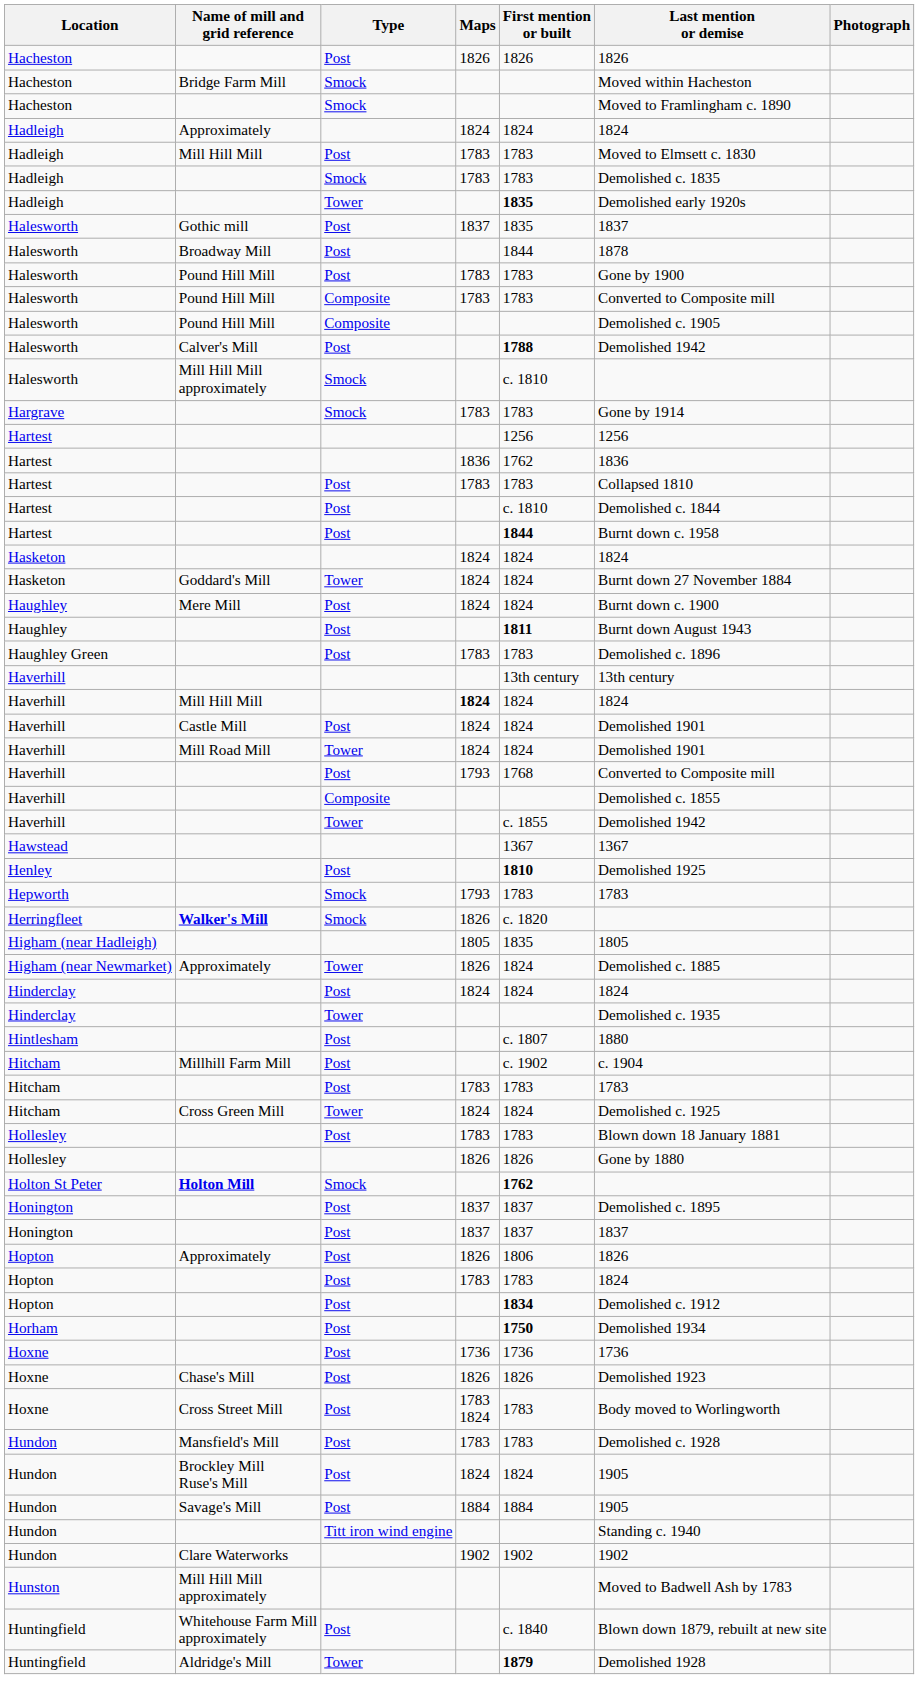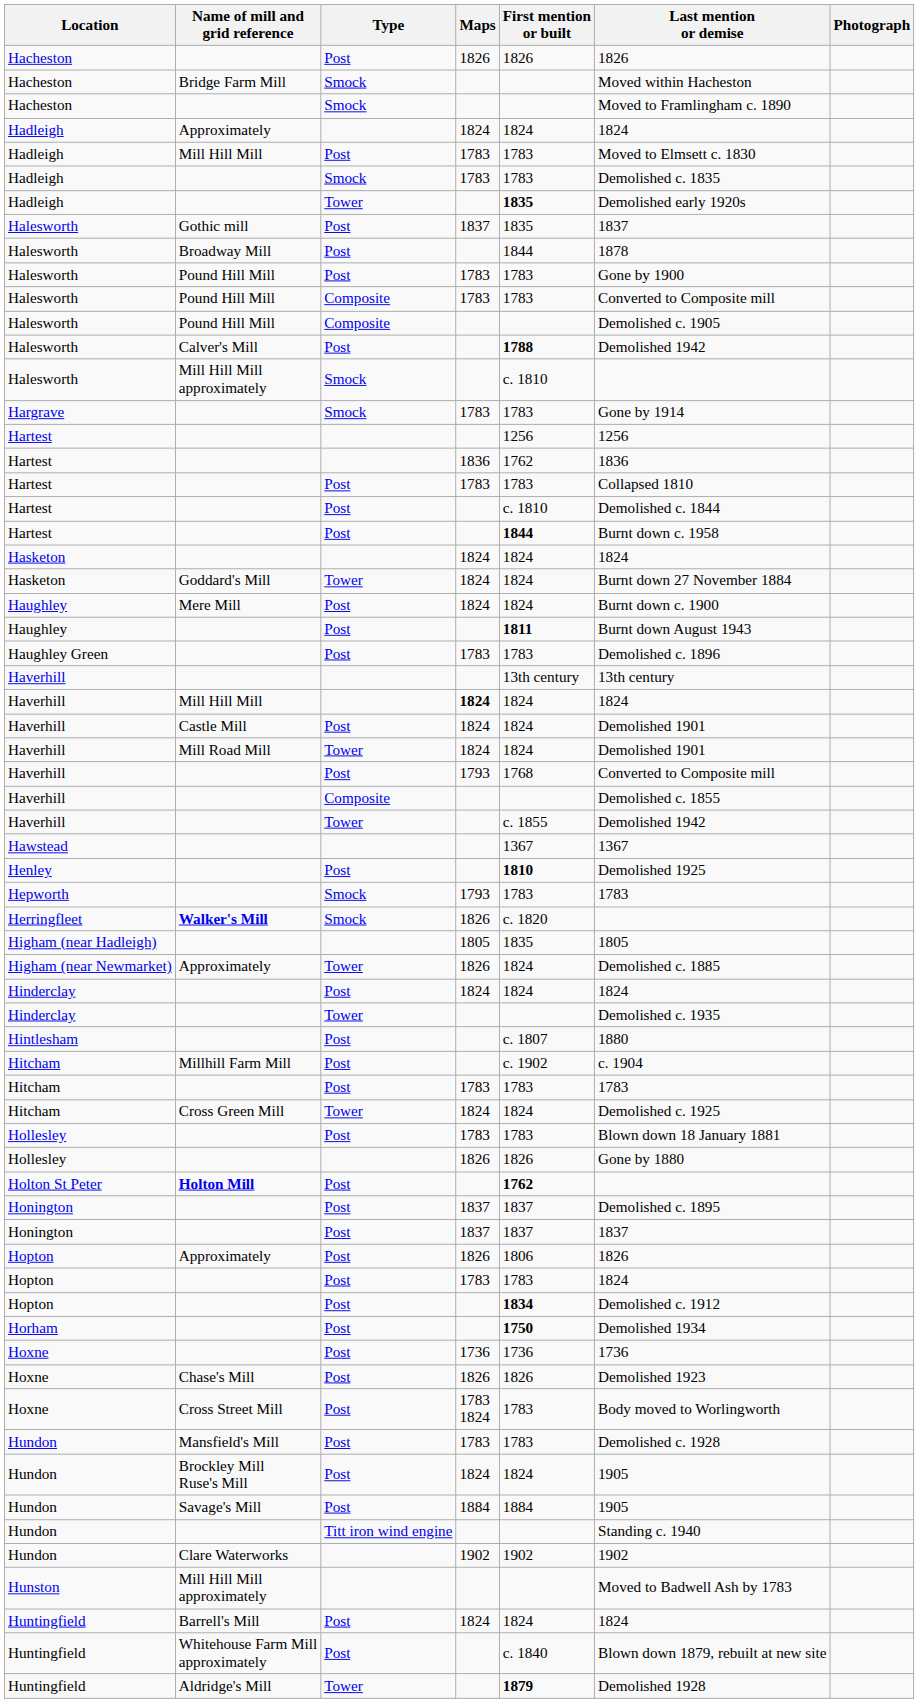(345, 1183) Smock -> (337, 1183) Post
+ row: (47, 1620)
